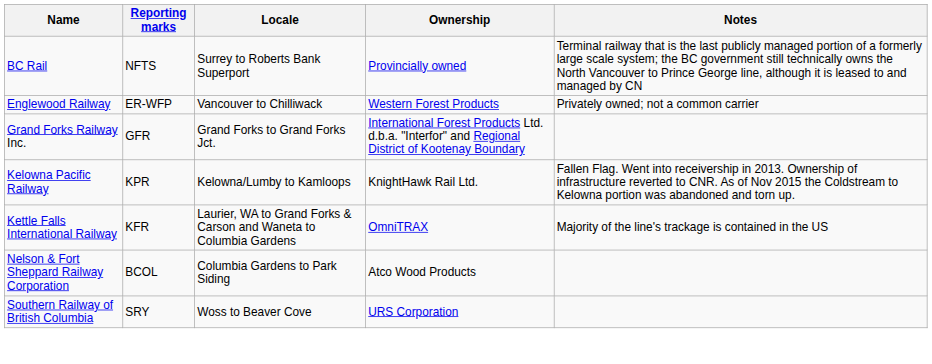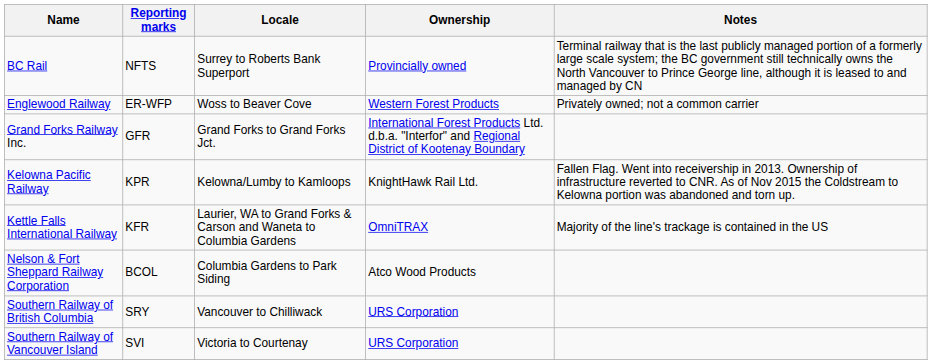(260, 104) Vancouver to Chilliwack -> (254, 104) Woss to Beaver Cove
(254, 311) Woss to Beaver Cove -> (260, 311) Vancouver to Chilliwack
+ row: (60, 343)
